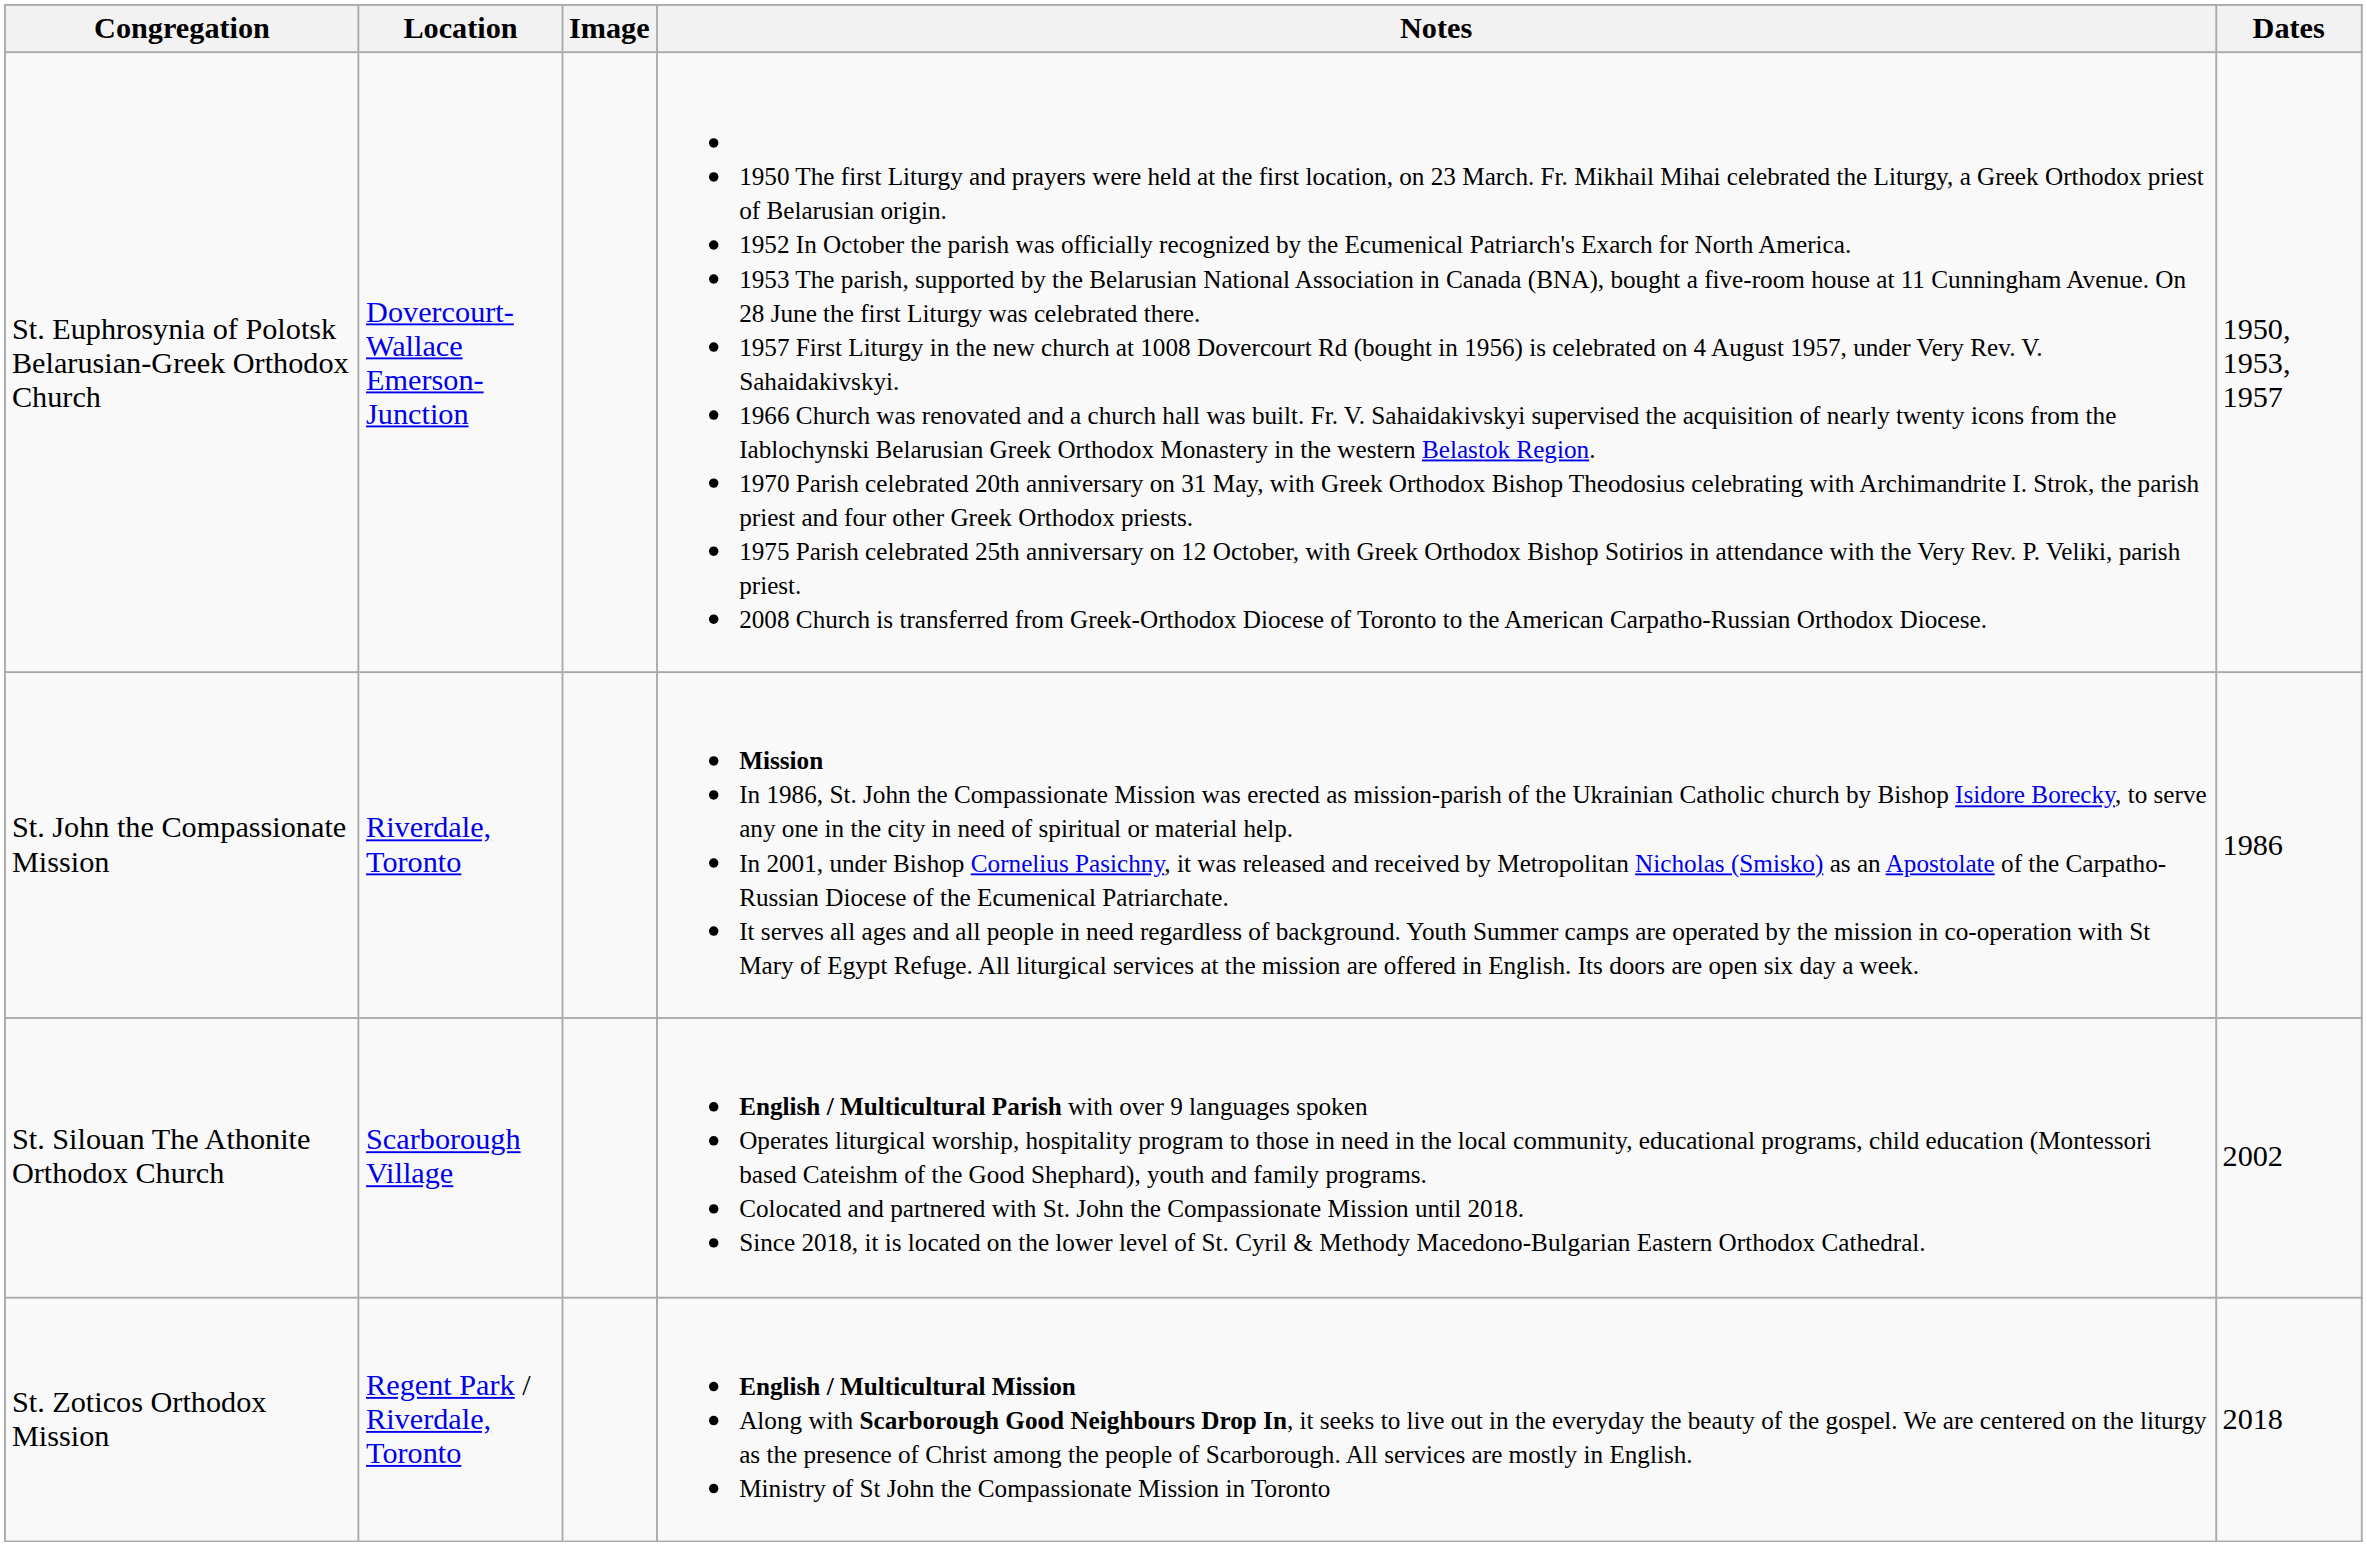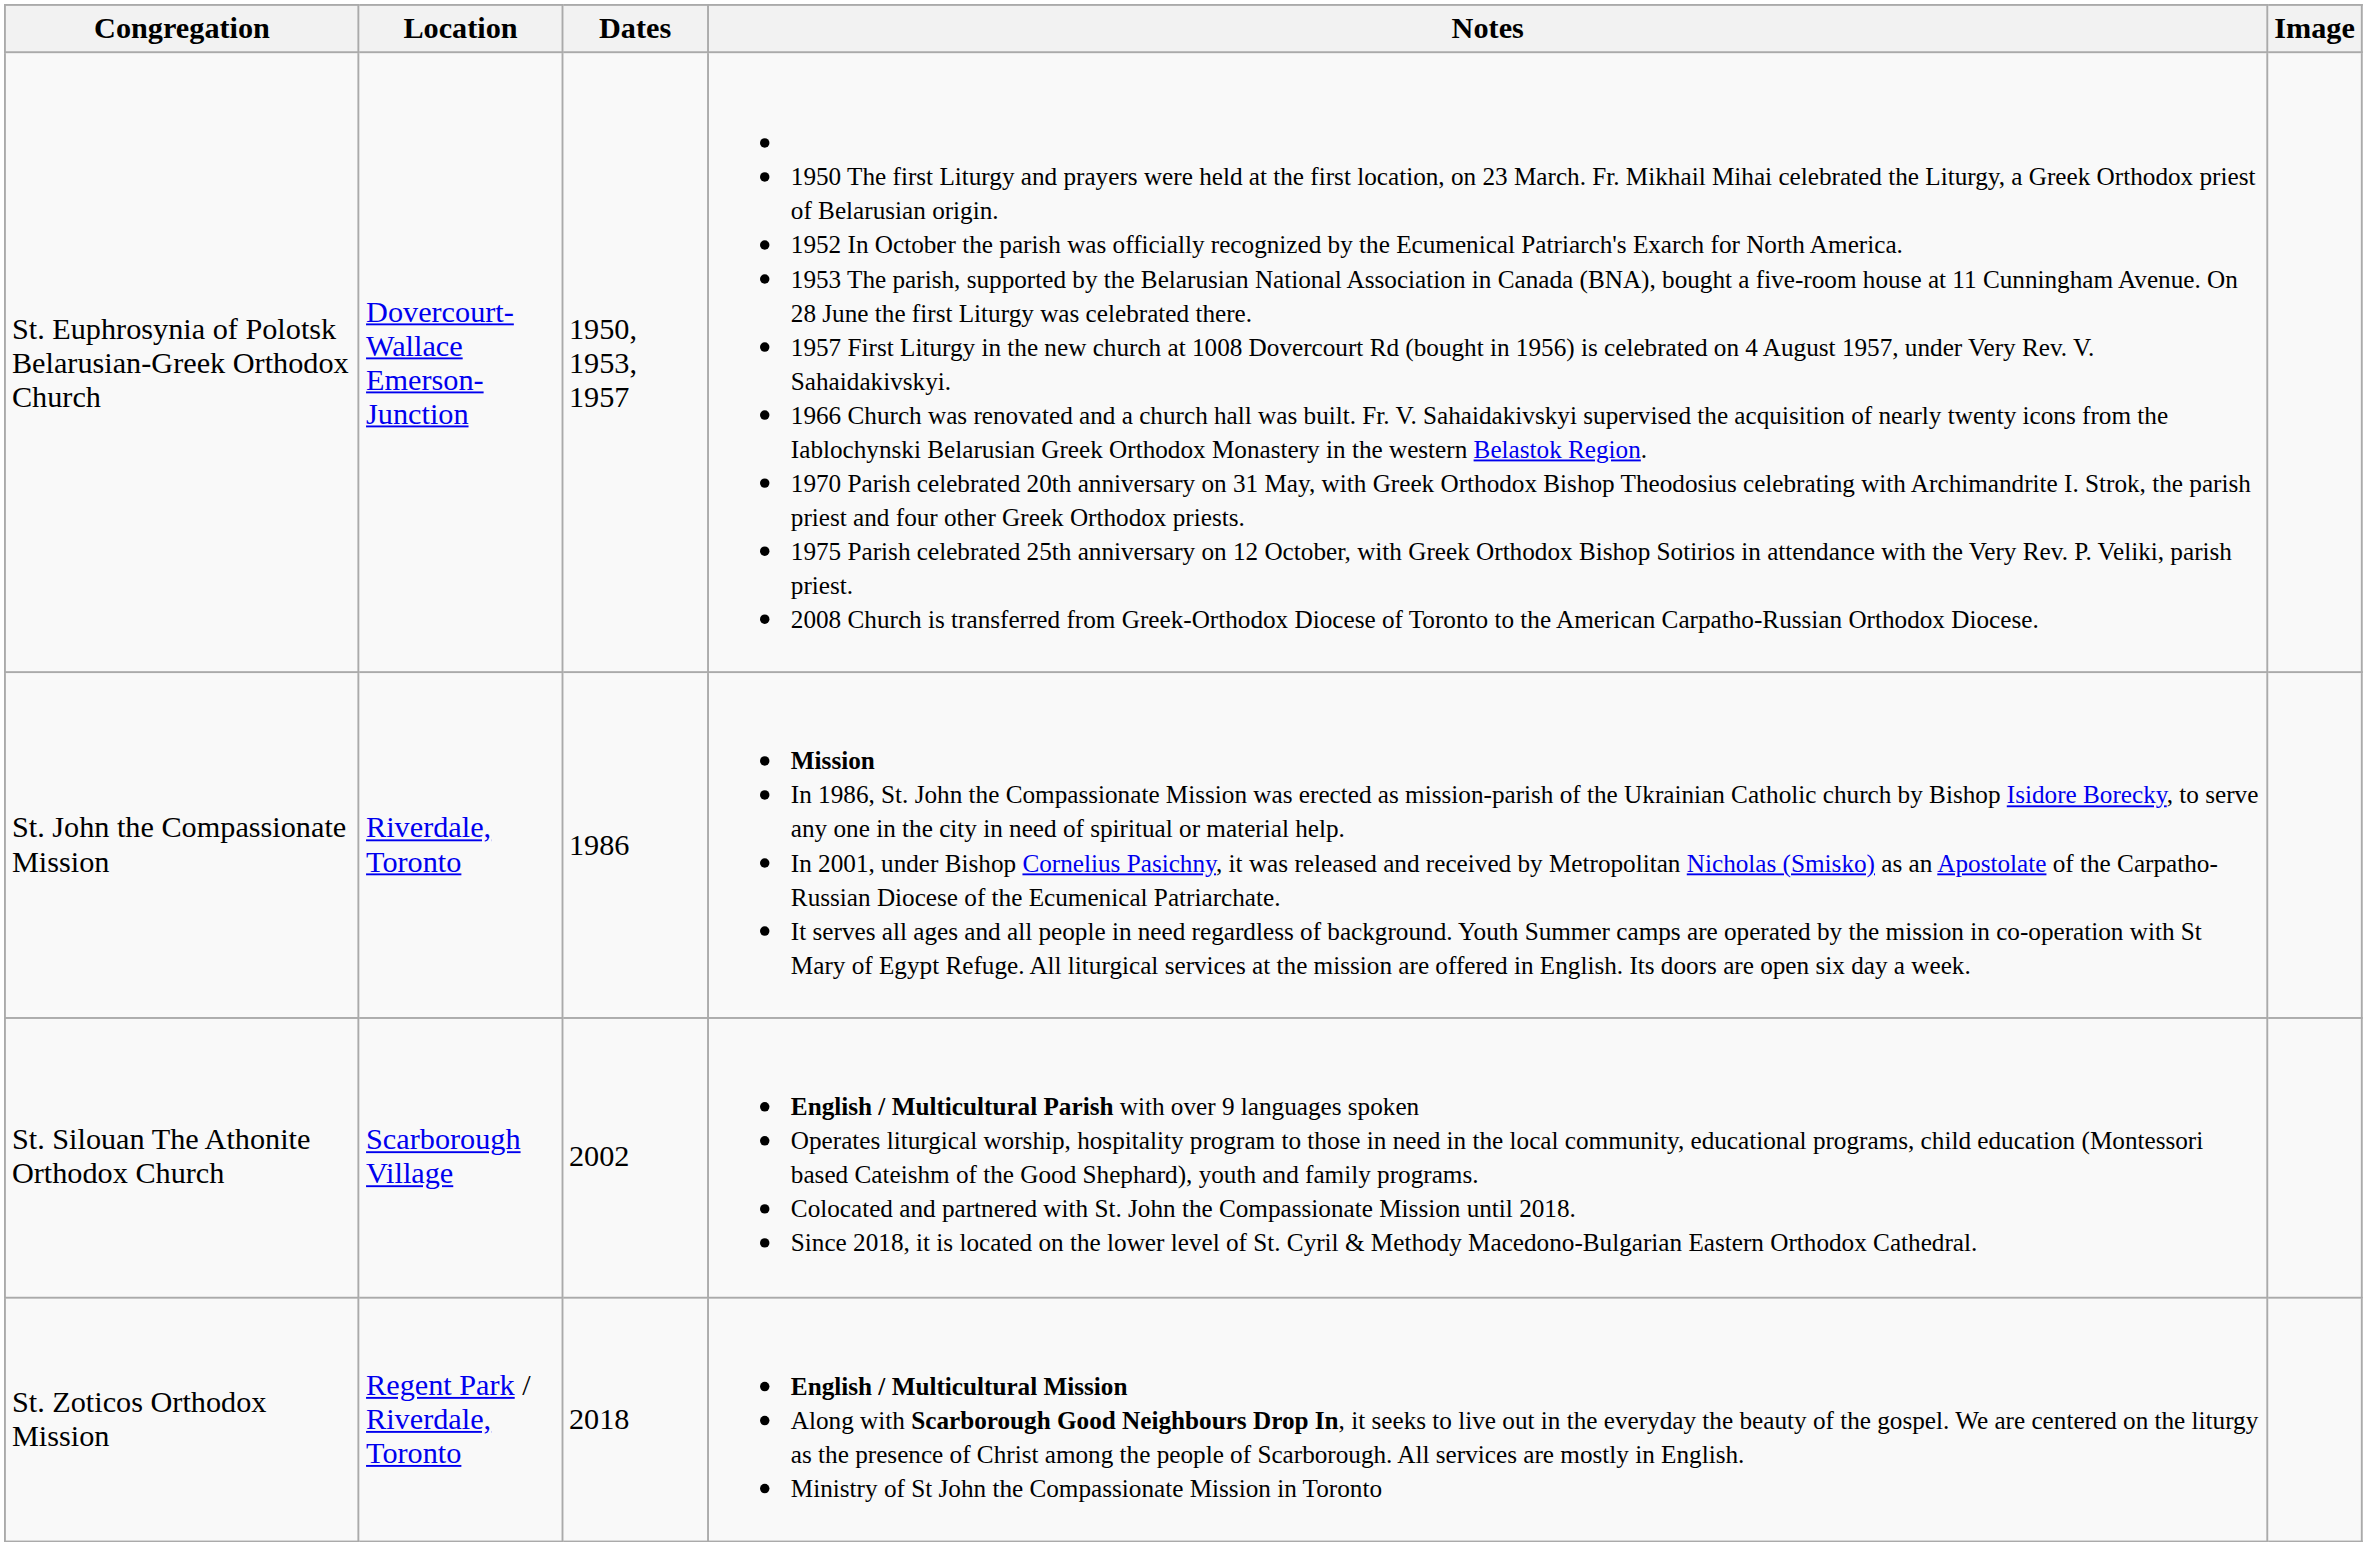columns swapped: (2289, 28) <-> (609, 28)
